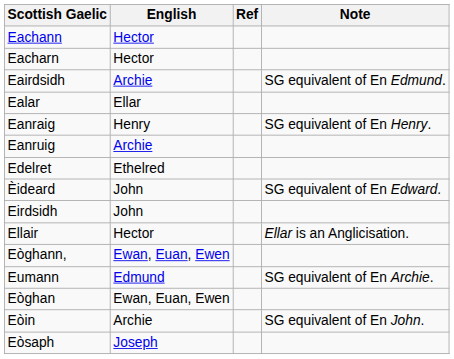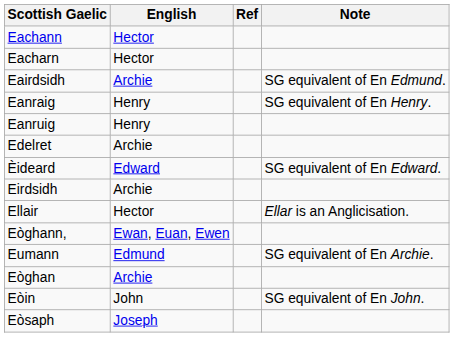- row: (24, 102)
(133, 146) Archie -> (132, 124) Henry
(139, 168) Ethelred -> (133, 146) Archie
(128, 189) John -> (137, 168) Edward
(128, 211) John -> (133, 189) Archie
(171, 299) Ewan, Euan, Ewen -> (133, 277) Archie
(133, 320) Archie -> (128, 299) John
